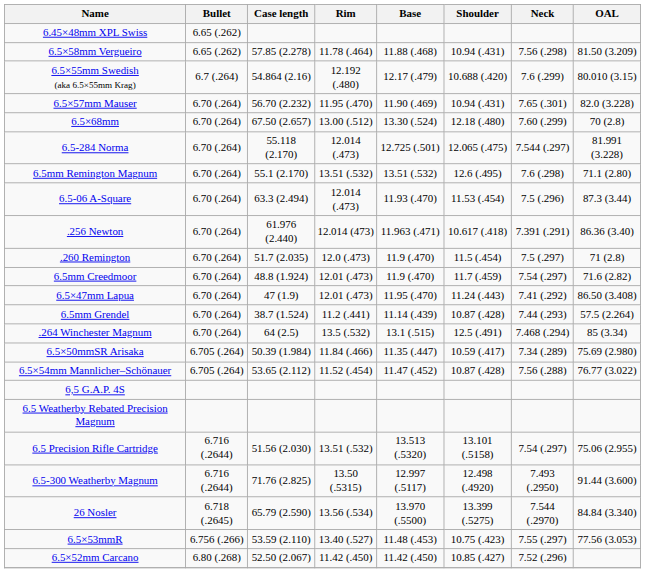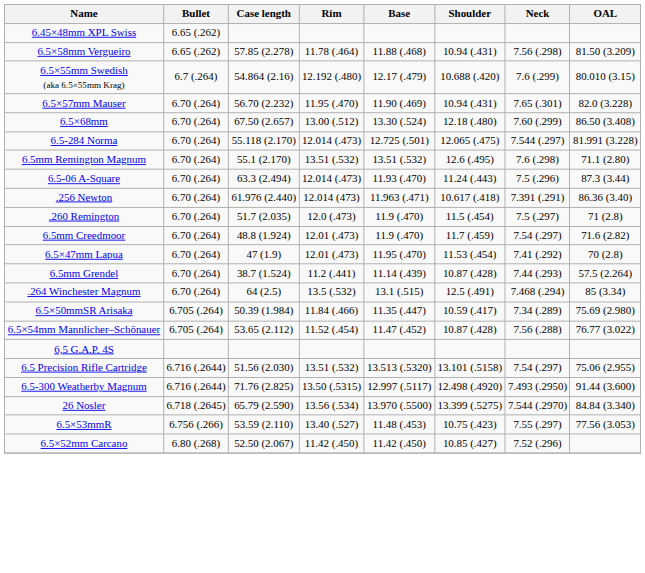(607, 122) 70 (2.8) -> (605, 122) 86.50 (3.408)
(478, 199) 11.53 (.454) -> (470, 178) 11.24 (.443)
(478, 295) 11.24 (.443) -> (470, 254) 11.53 (.454)
(607, 295) 86.50 (3.408) -> (605, 254) 70 (2.8)
- row: (95, 415)
